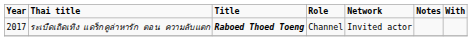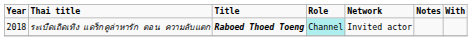(16, 27) 2017 -> (16, 27) 2018
(326, 27) no background -> (326, 27) paleturquoise background
